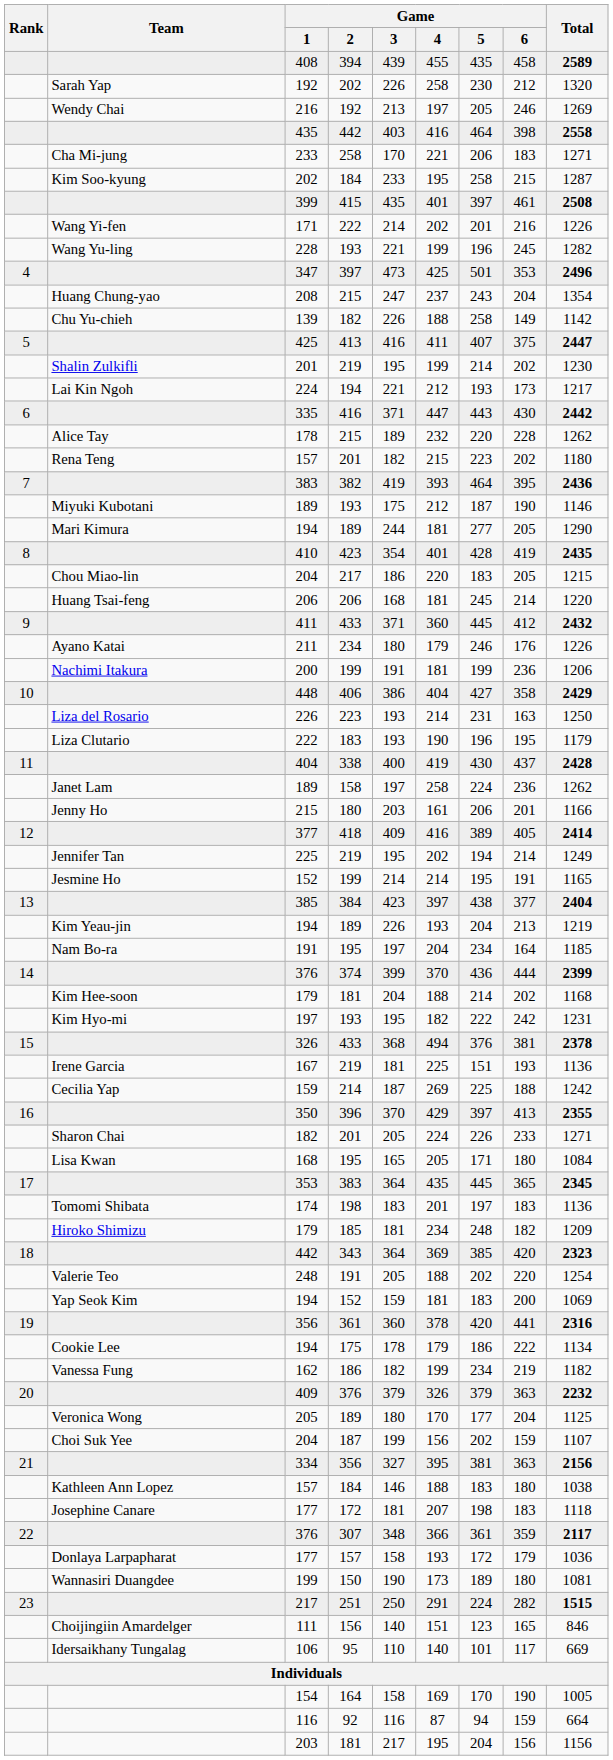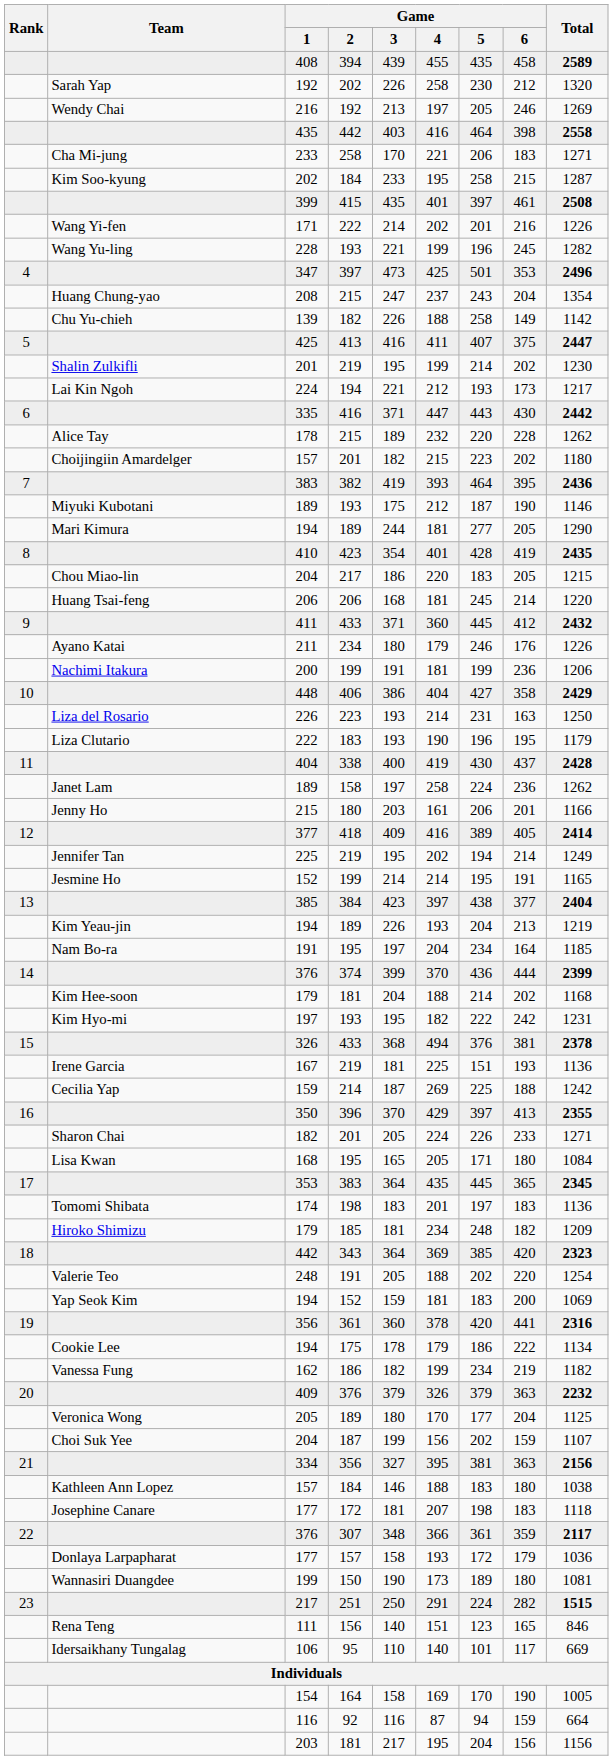(83, 459) Rena Teng -> (122, 459) Choijingiin Amardelger
(122, 1626) Choijingiin Amardelger -> (83, 1626) Rena Teng
